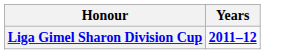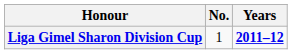+ column: (219, 15)
